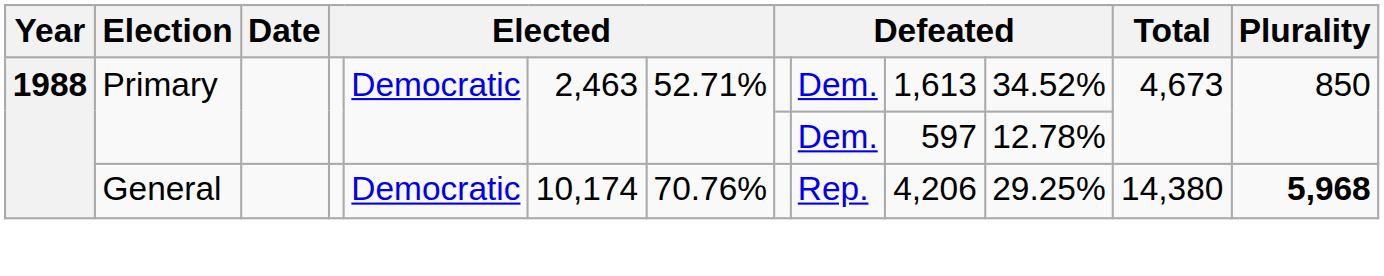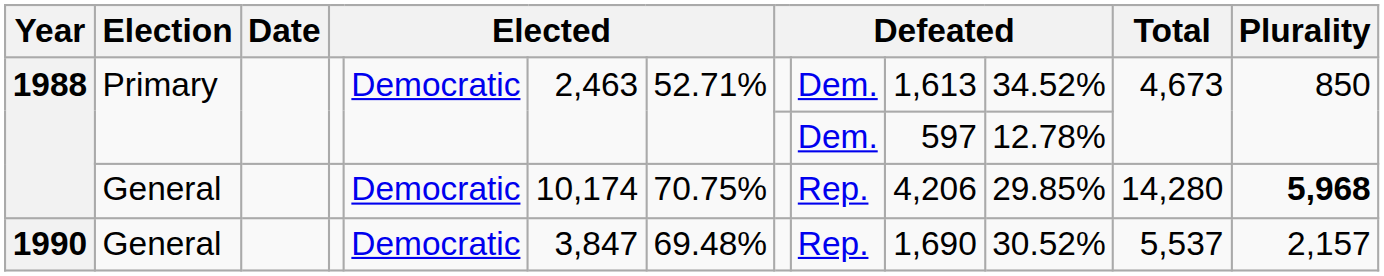(710, 190) 70.76% -> (710, 190) 70.75%
(1049, 190) 29.25% -> (1049, 190) 29.85%
(1172, 190) 14,380 -> (1172, 190) 14,280
+ row: (50, 243)
